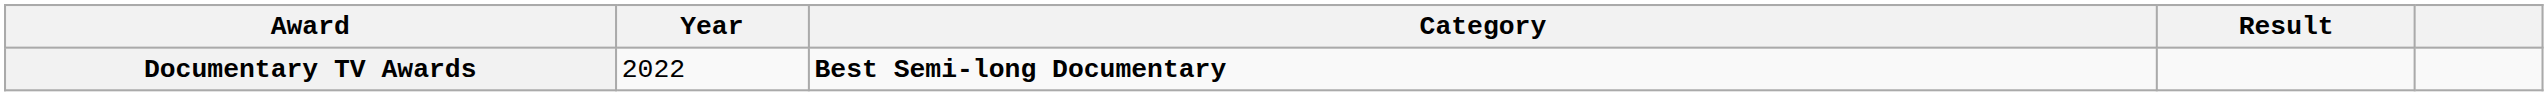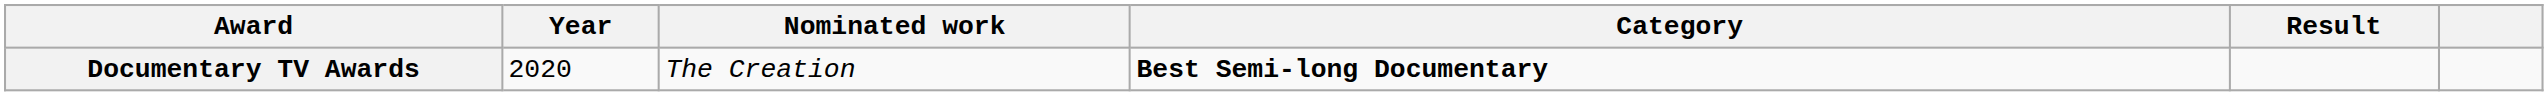+ column: (895, 27)
(653, 70) 2022 -> (540, 70) 2020
